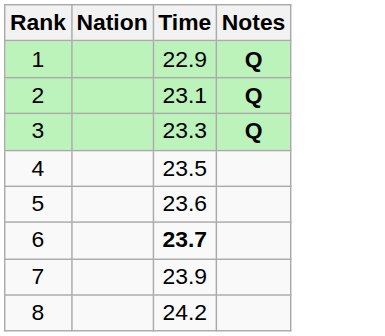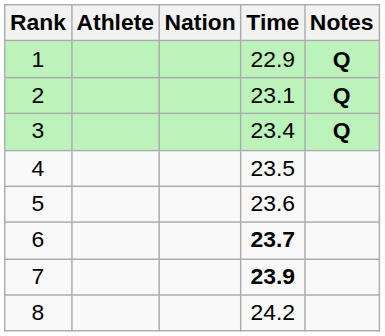+ column: (115, 22)
(185, 131) 23.3 -> (273, 131) 23.4
(185, 276) normal -> (273, 276) bold
